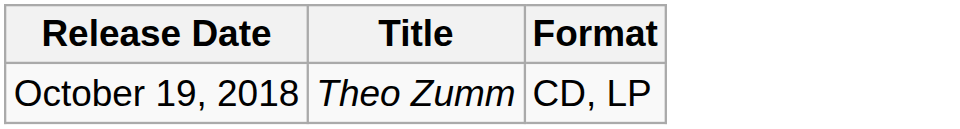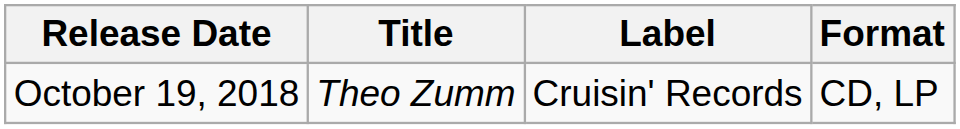+ column: (668, 33)
